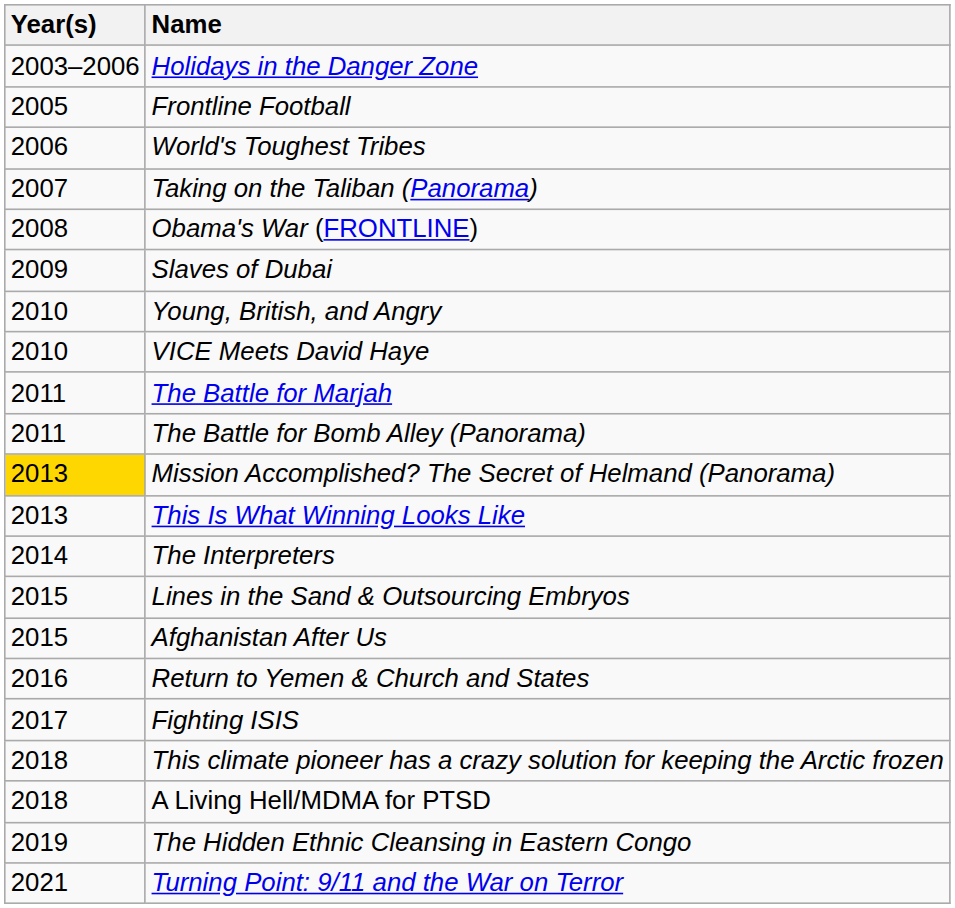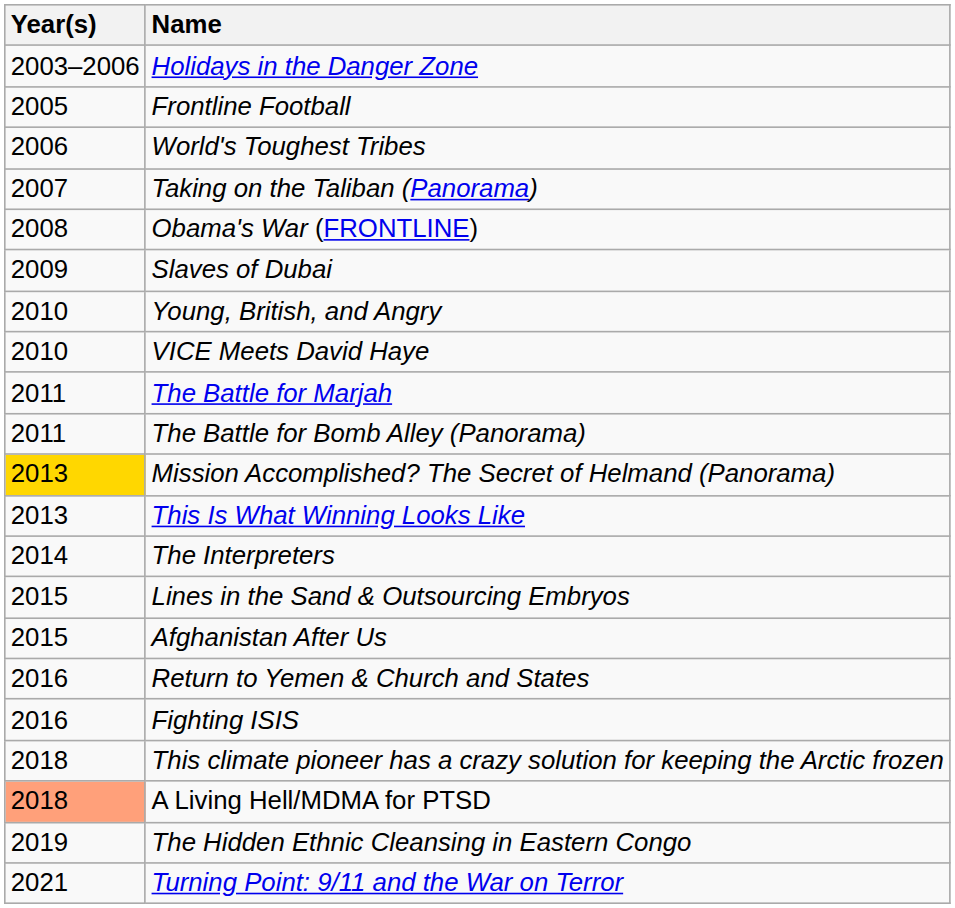(39, 719) 2017 -> (39, 719) 2016
(39, 801) no background -> (39, 801) lightsalmon background
